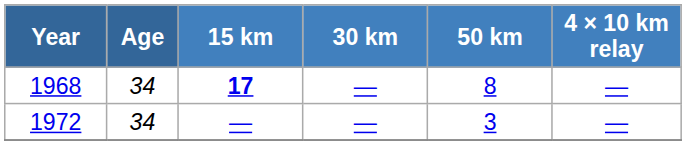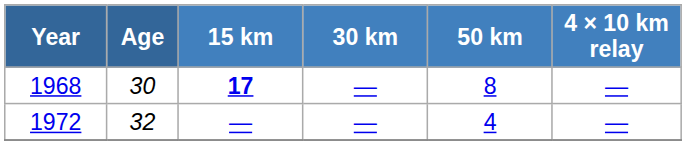(142, 86) 34 -> (142, 86) 30
(142, 122) 34 -> (142, 122) 32
(490, 122) 3 -> (490, 122) 4
